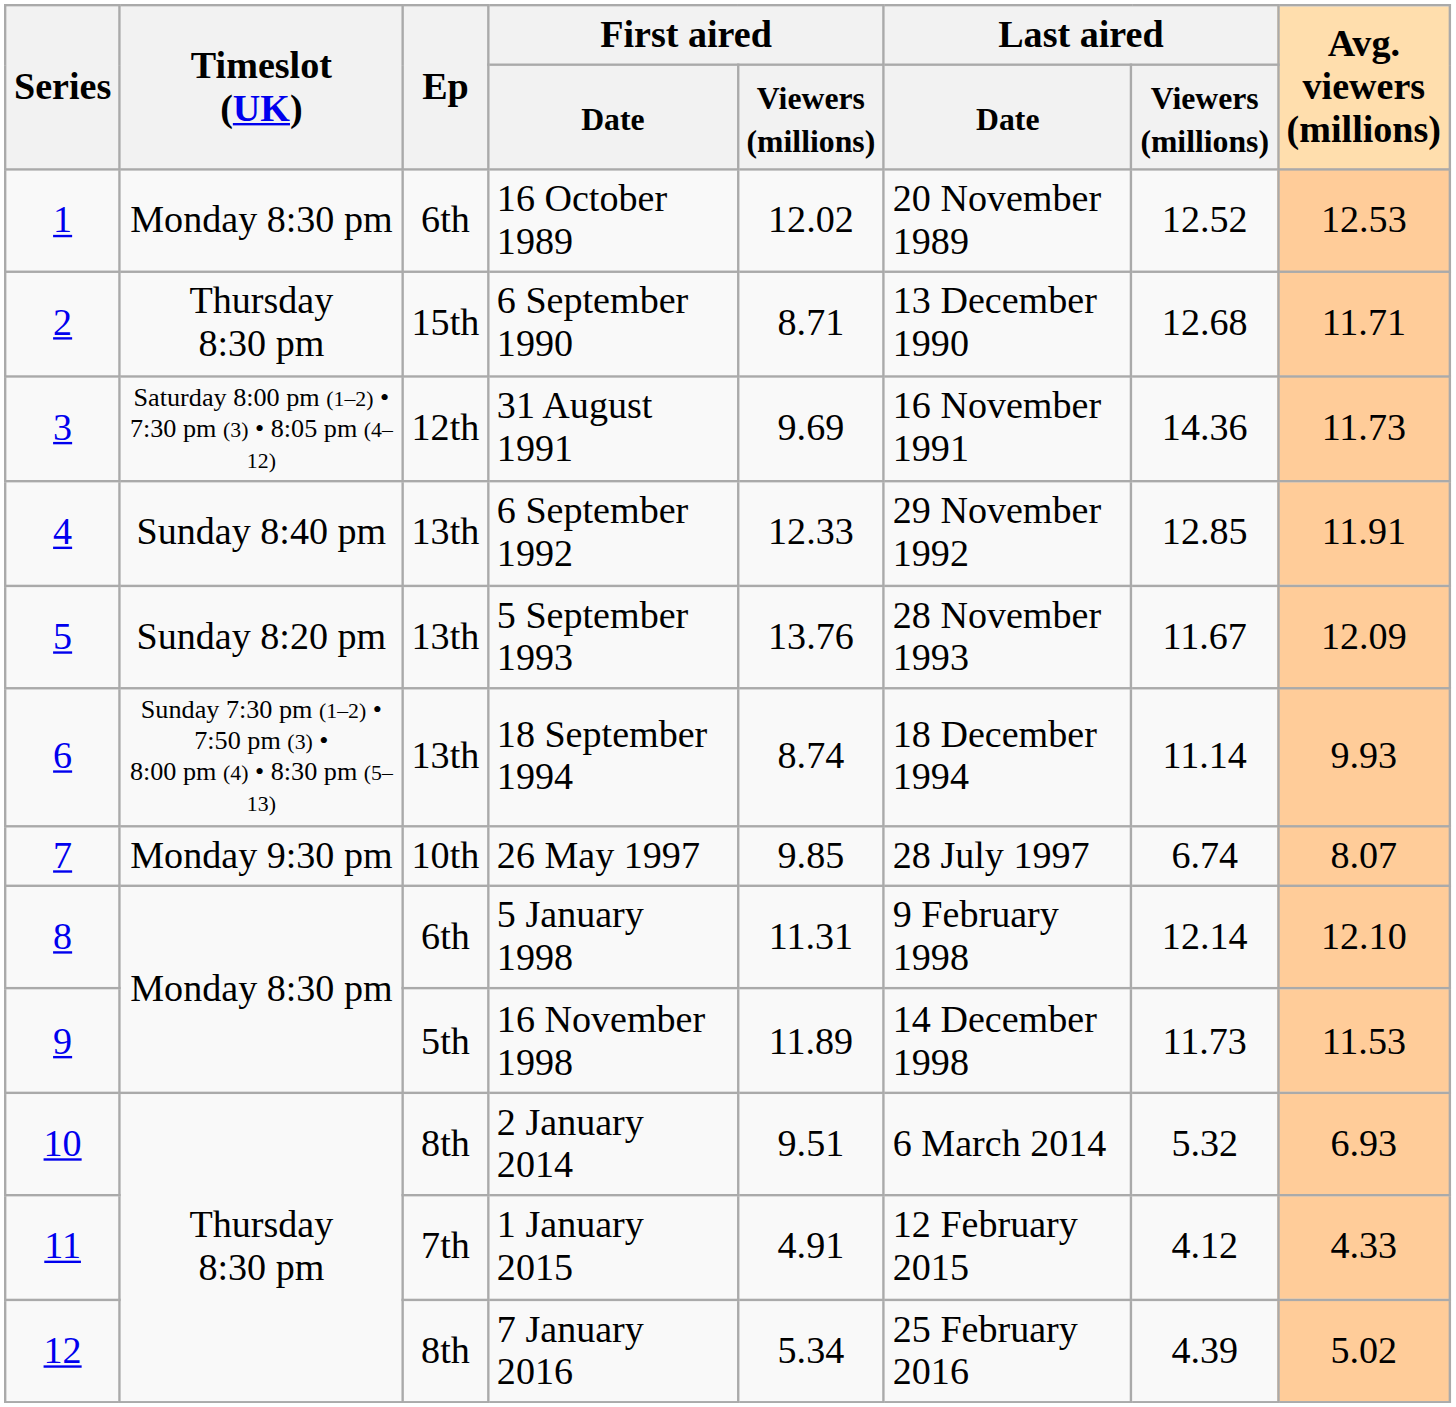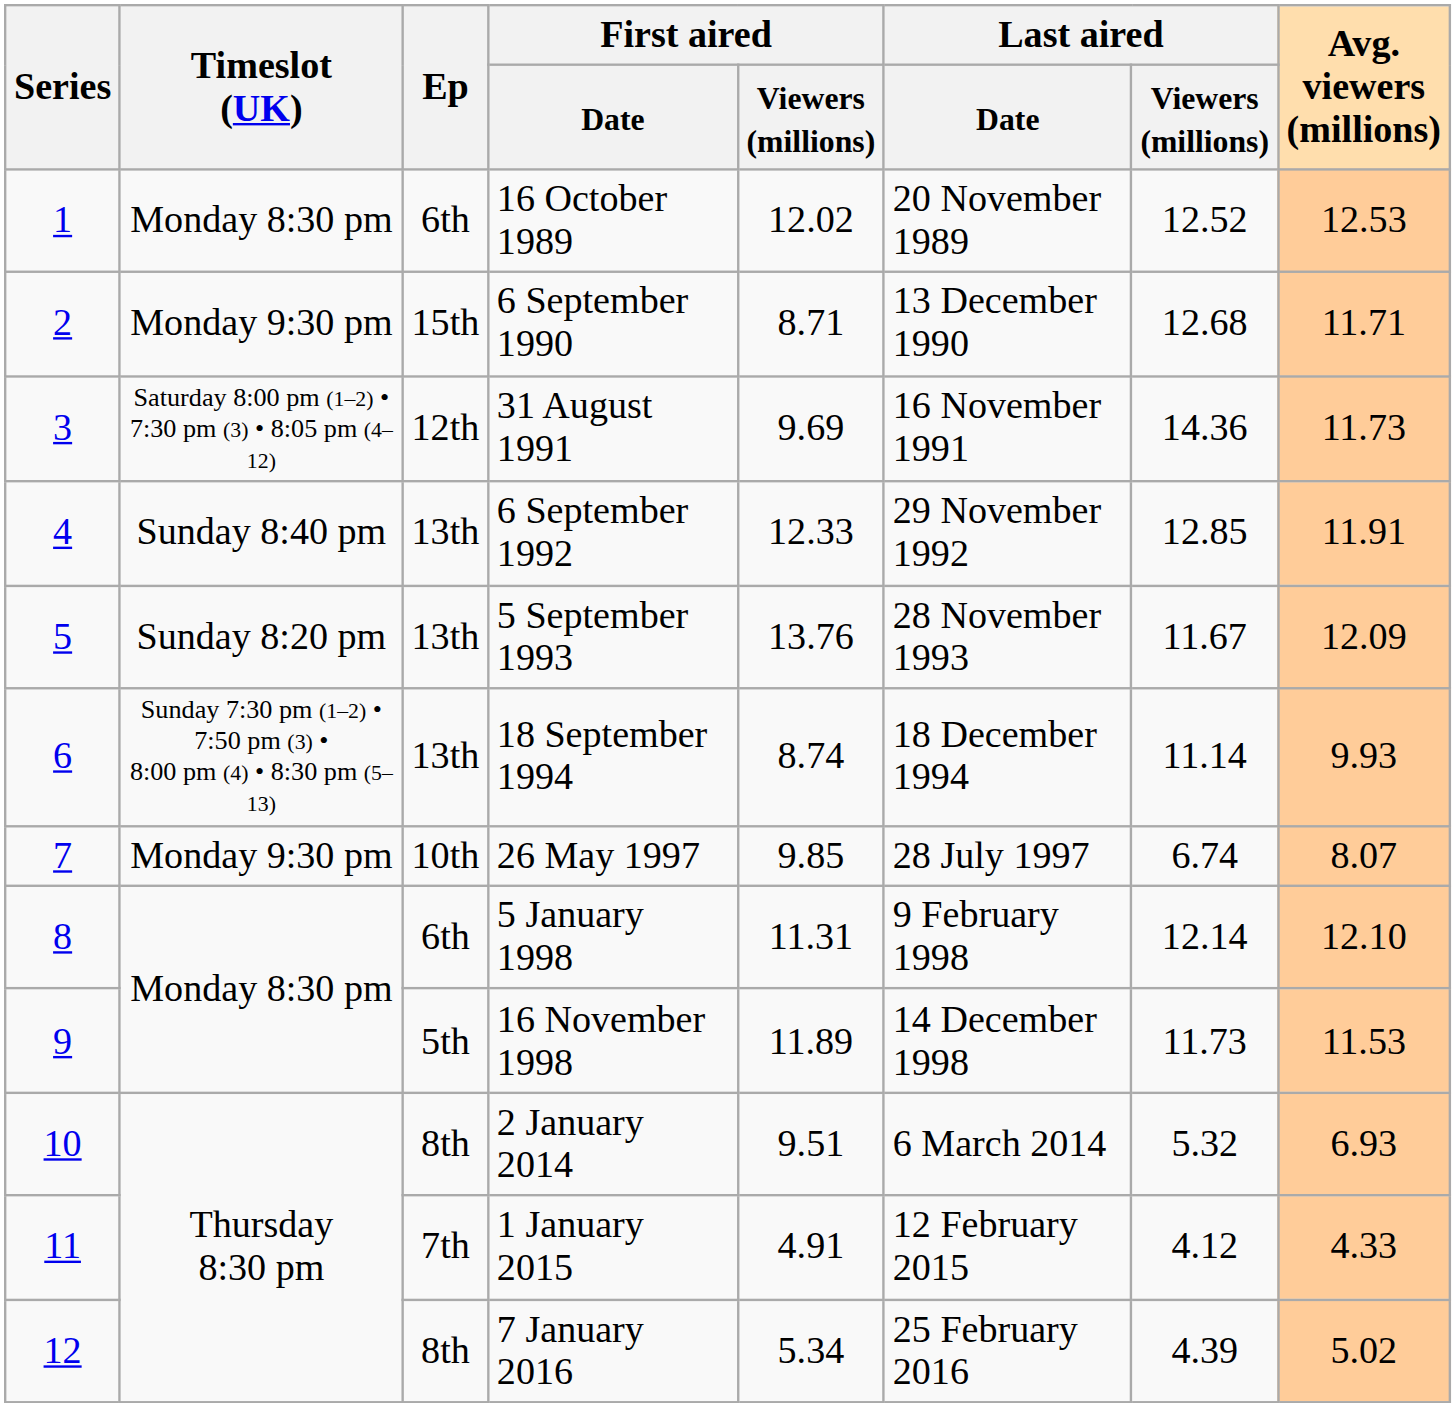(261, 322) Thursday 8:30 pm -> (261, 322) Monday 9:30 pm
